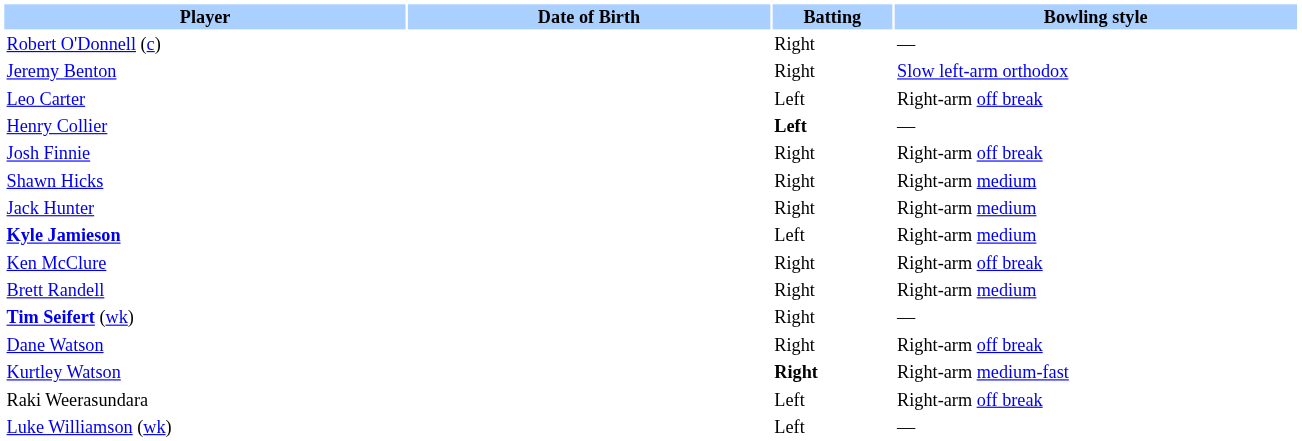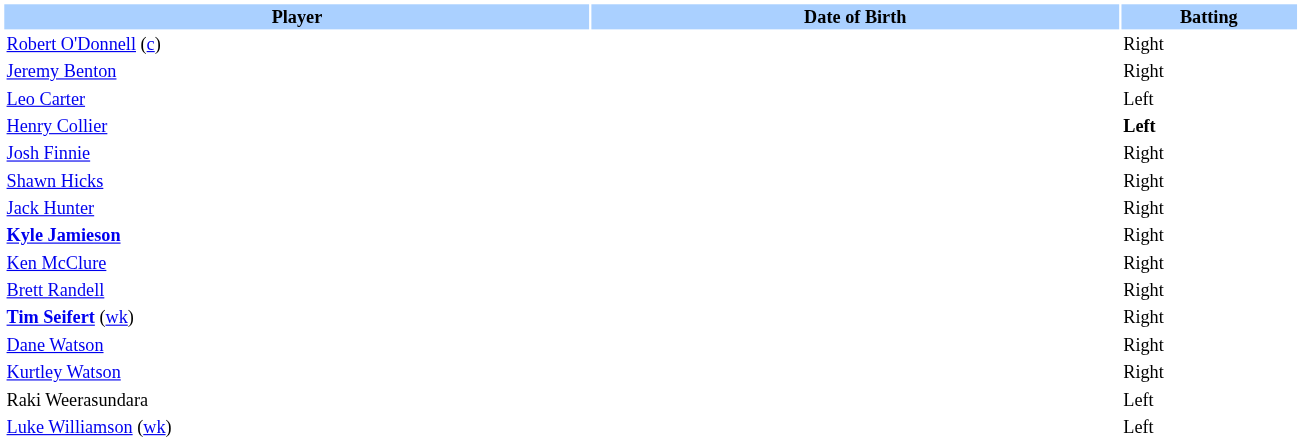- column: (1096, 16)
(790, 235) Left -> (1144, 235) Right
(796, 372) bold -> (1144, 372) normal
